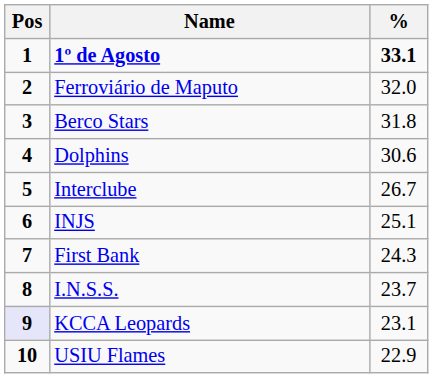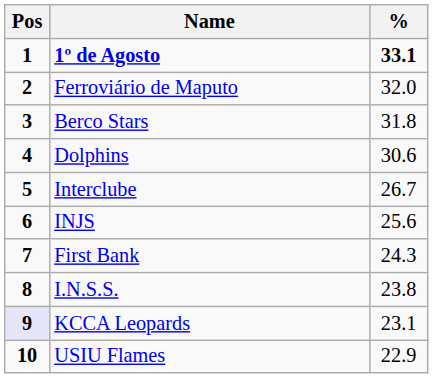(399, 222) 25.1 -> (399, 222) 25.6
(399, 289) 23.7 -> (399, 289) 23.8
